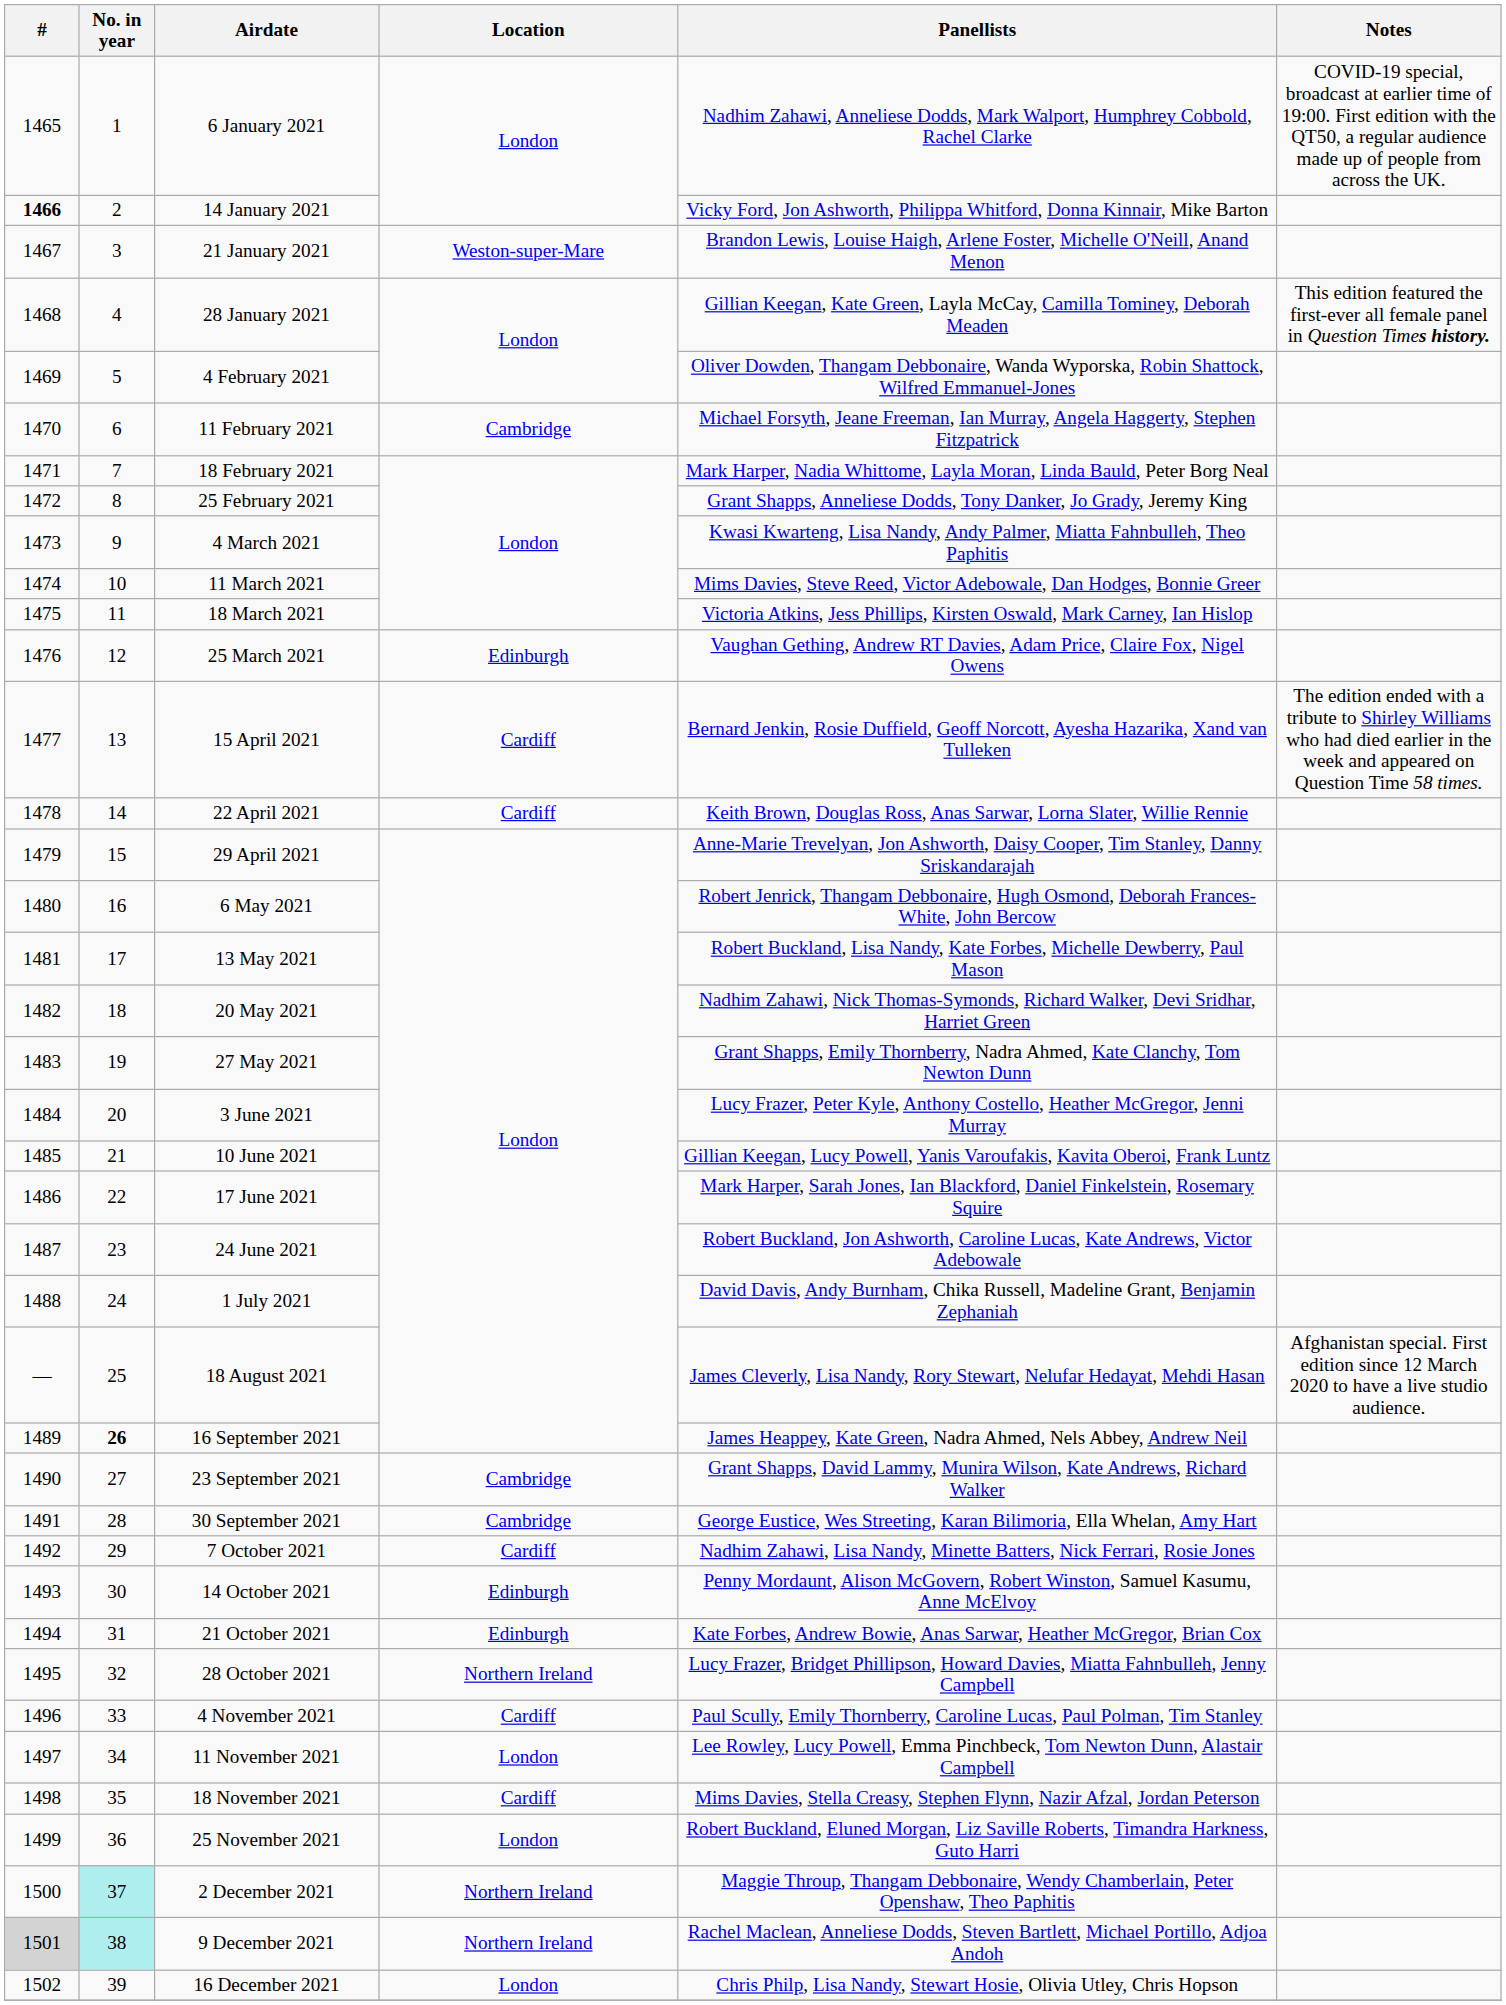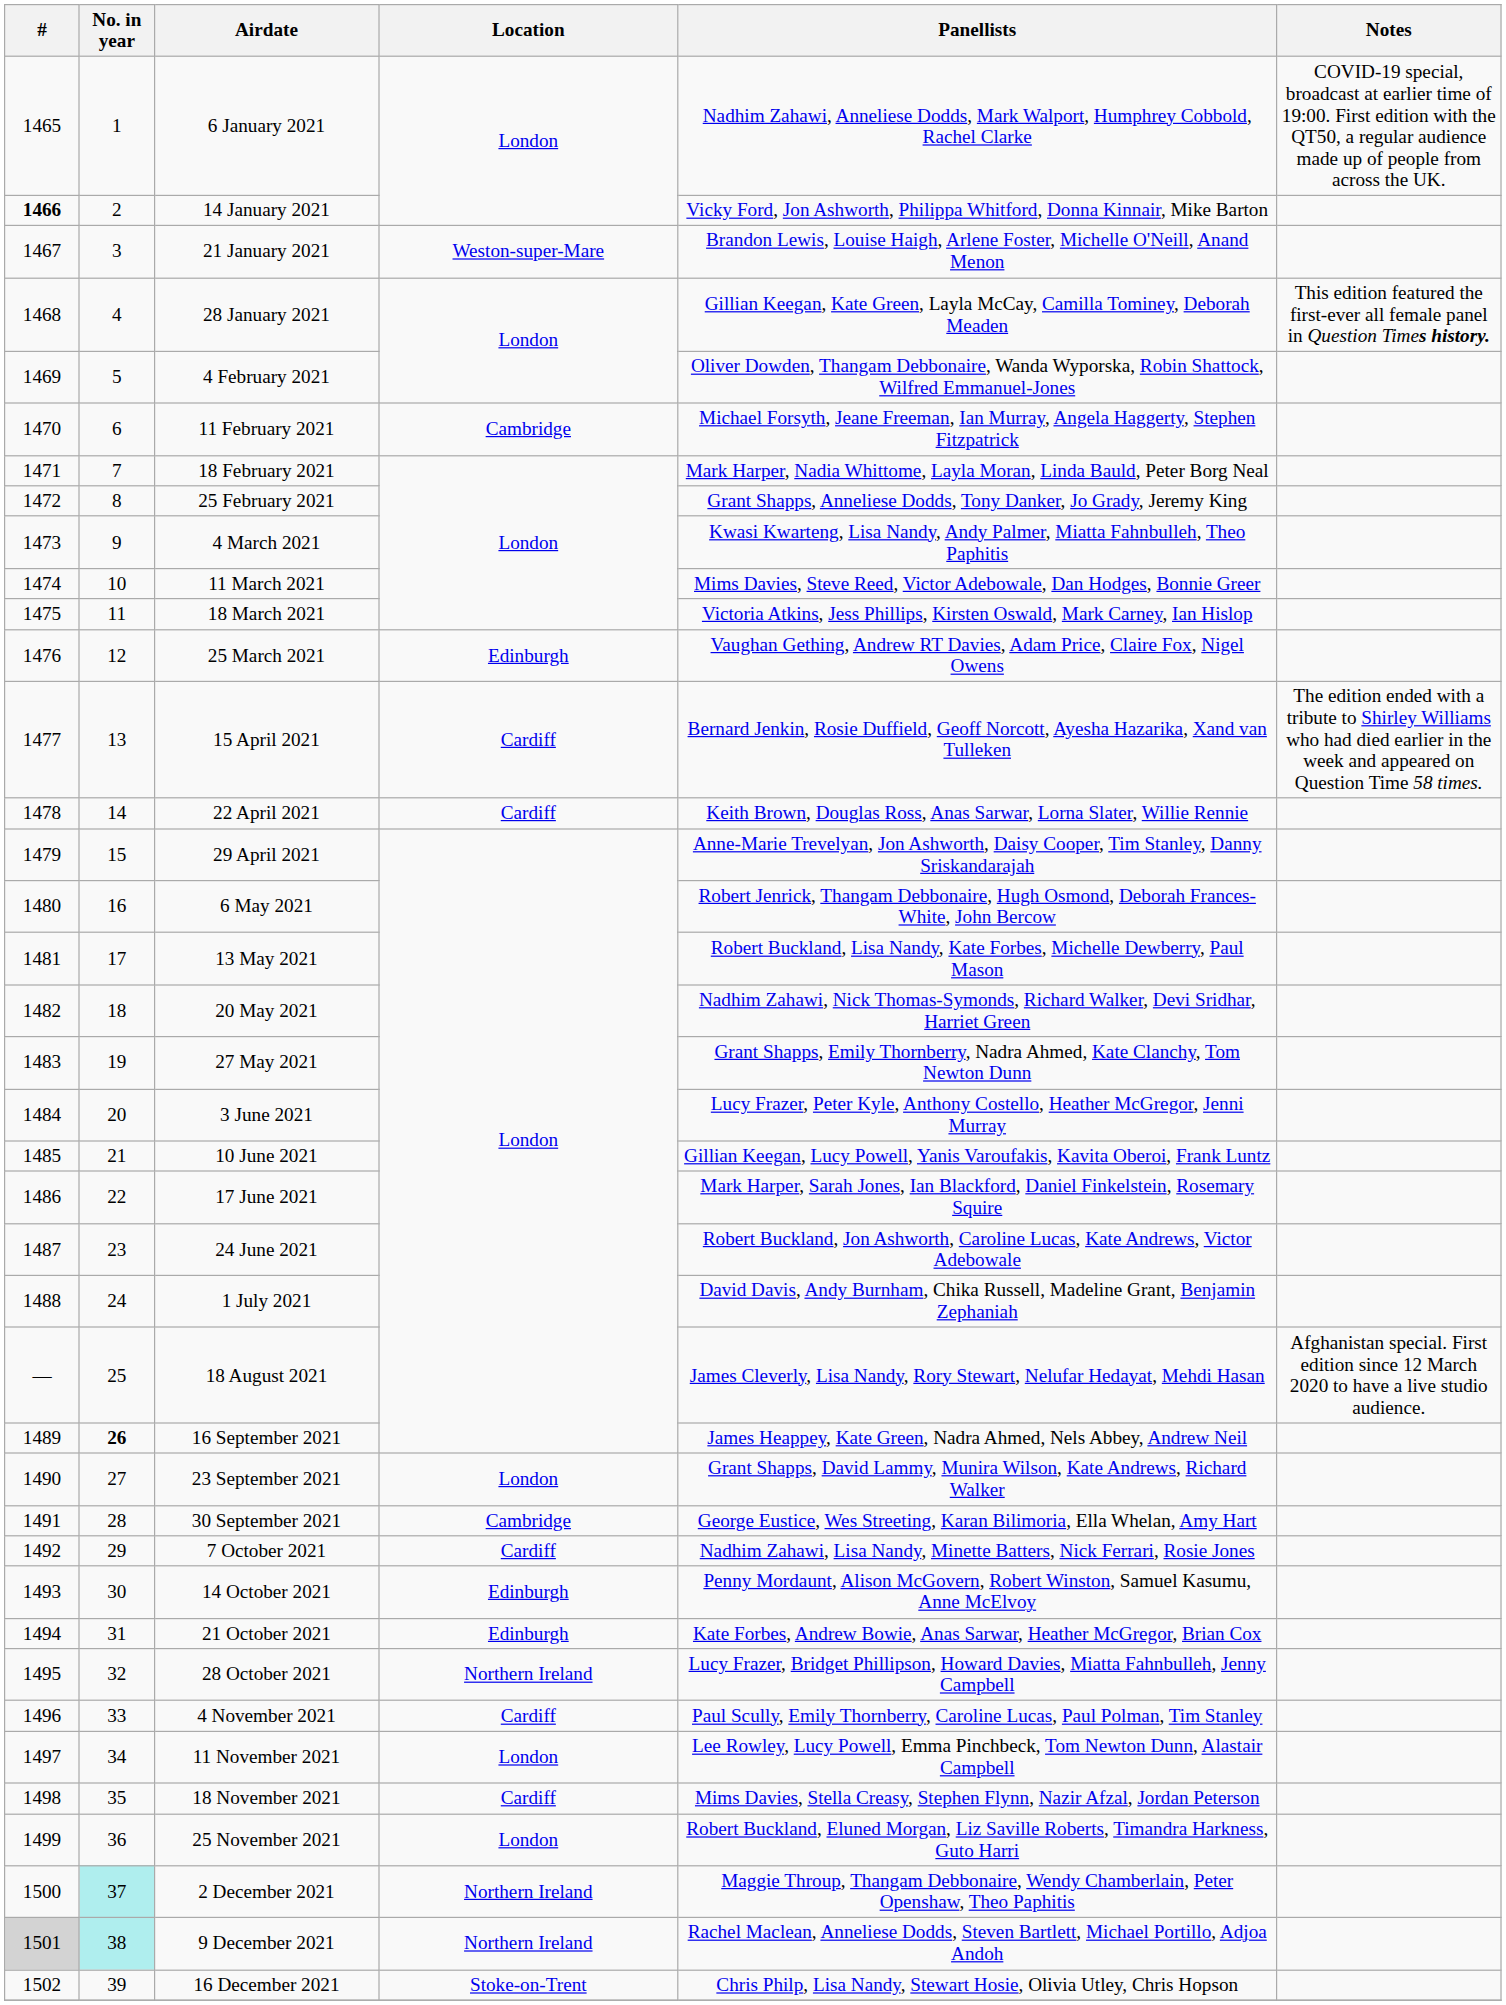(528, 1479) Cambridge -> (528, 1479) London
(528, 1984) London -> (528, 1984) Stoke-on-Trent
